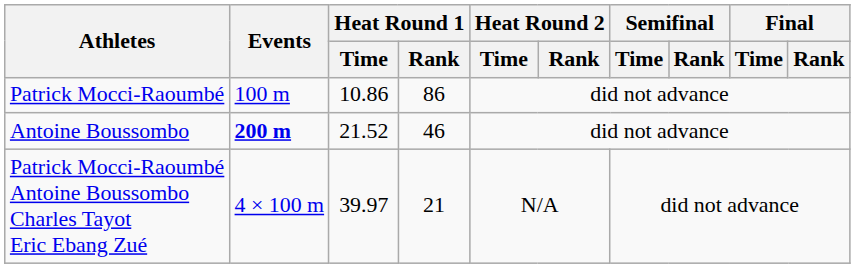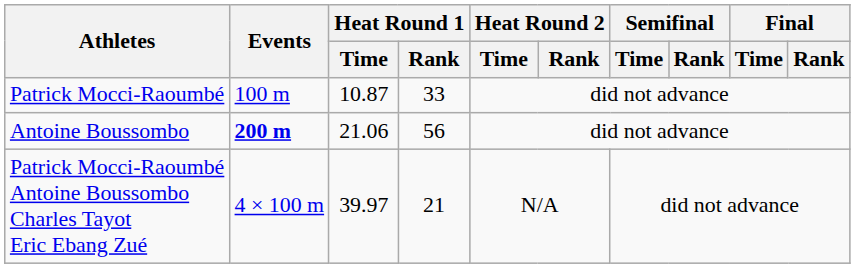(364, 95) 10.86 -> (364, 95) 10.87
(434, 95) 86 -> (434, 95) 33
(364, 131) 21.52 -> (364, 131) 21.06
(434, 131) 46 -> (434, 131) 56
